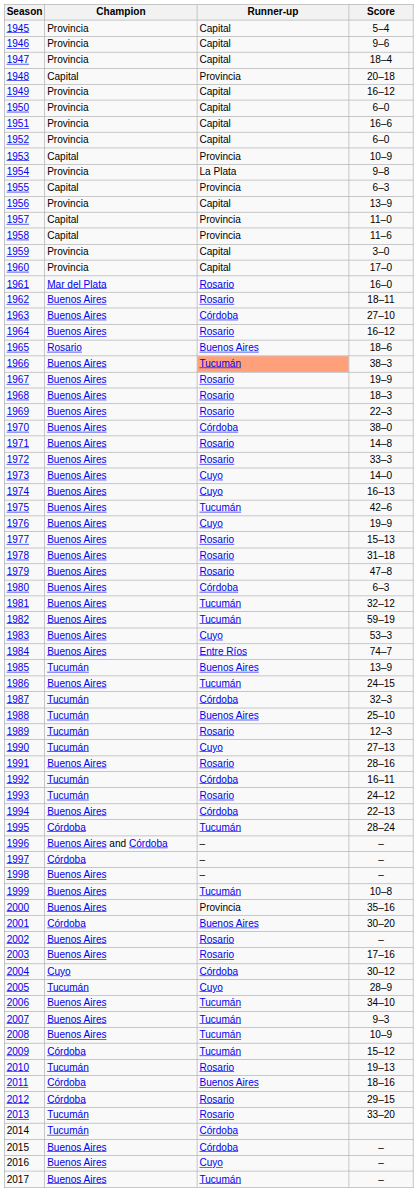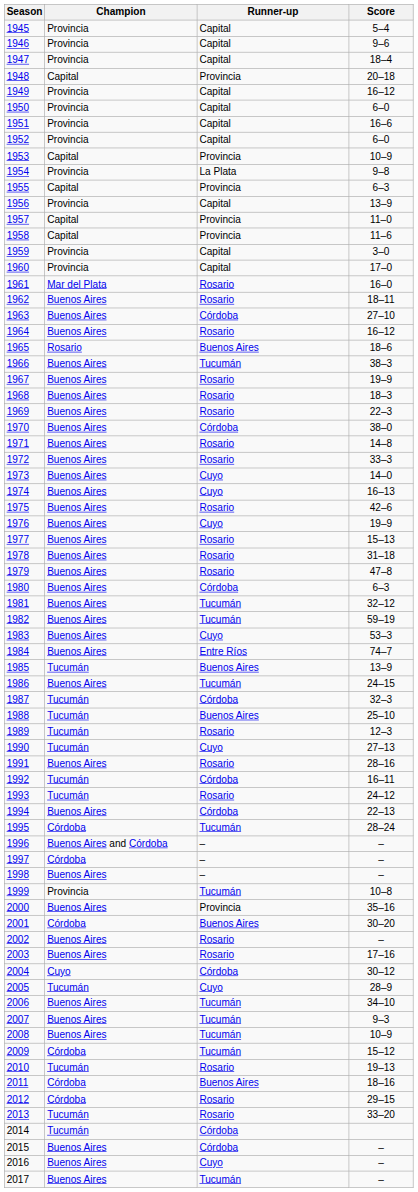(220, 364) lightsalmon background -> (220, 364) no background
(220, 508) Tucumán -> (217, 508) Rosario
(77, 891) Buenos Aires -> (68, 891) Provincia
